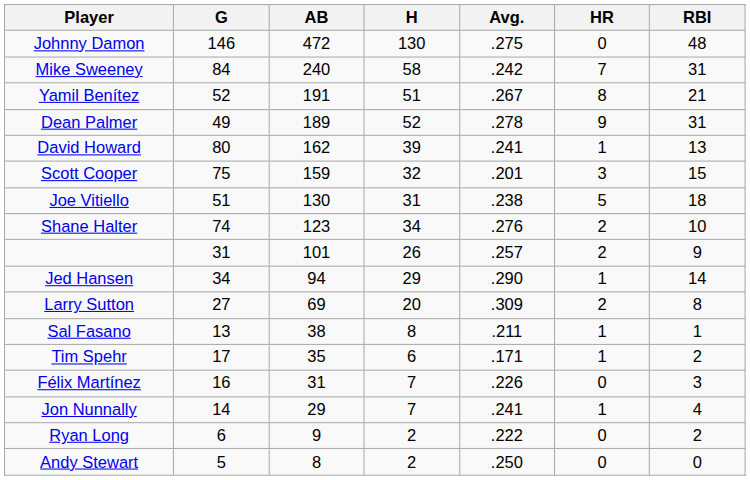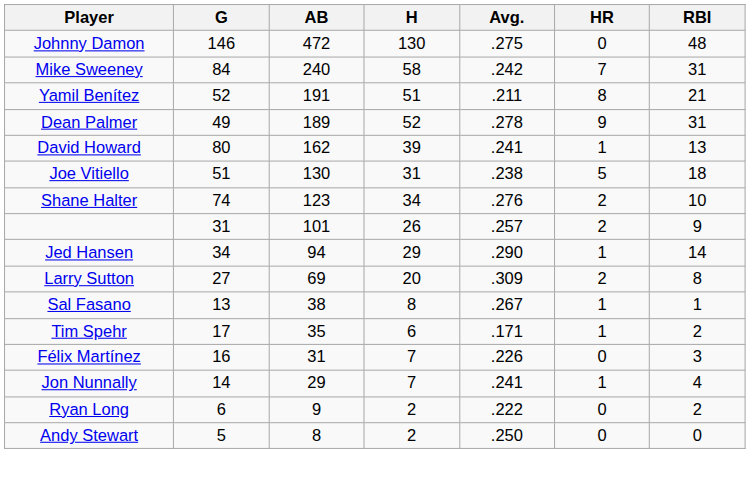(507, 95) .267 -> (507, 95) .211
- row: (89, 174)
(507, 331) .211 -> (507, 305) .267
